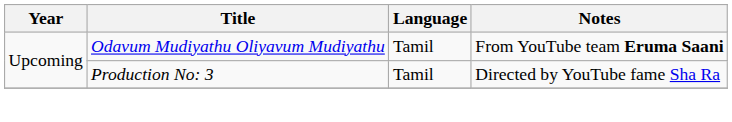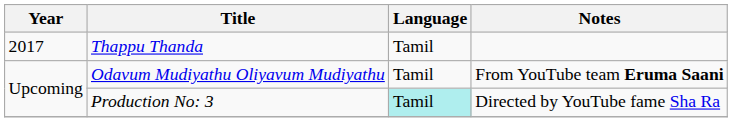+ row: (147, 46)
(413, 74) no background -> (413, 102) paleturquoise background
